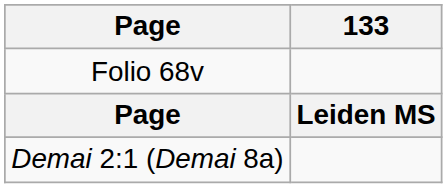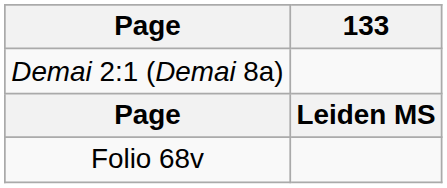rows swapped: (147, 70) <-> (147, 159)
